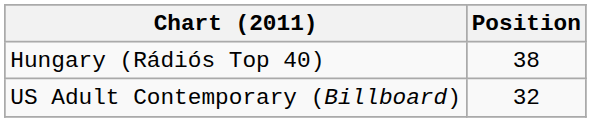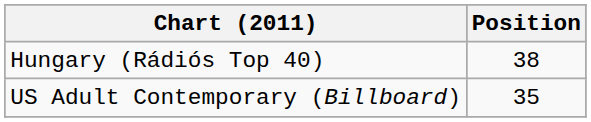(526, 98) 32 -> (526, 98) 35
